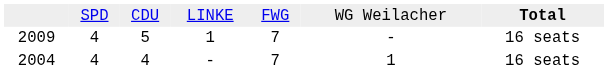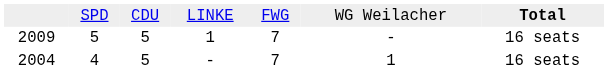(94, 38) 4 -> (94, 38) 5
(145, 61) 4 -> (145, 61) 5
